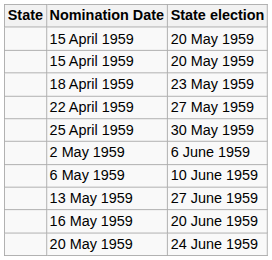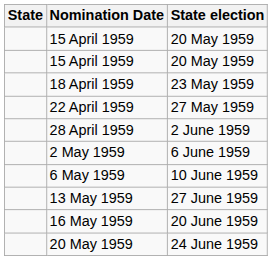- row: (92, 130)
+ row: (92, 130)
